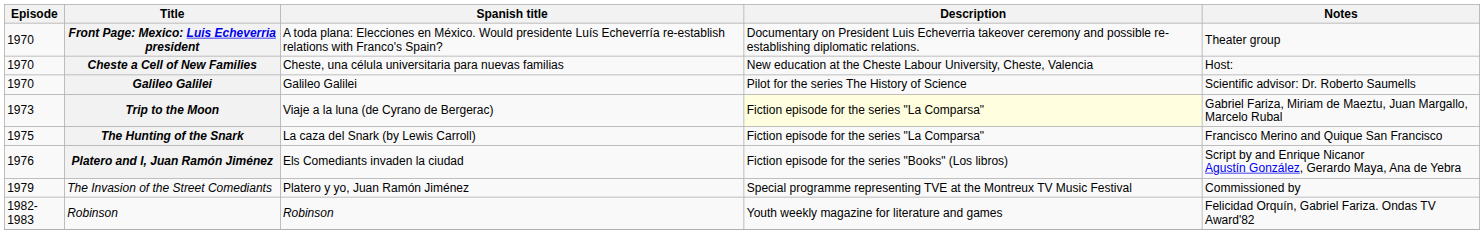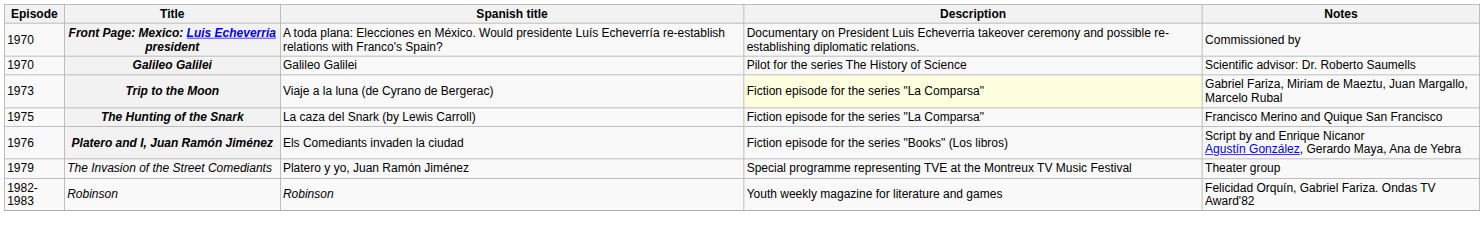(1243, 39) Theater group -> (1253, 39) Commissioned by
- row: (172, 65)
(1253, 187) Commissioned by -> (1243, 168) Theater group
